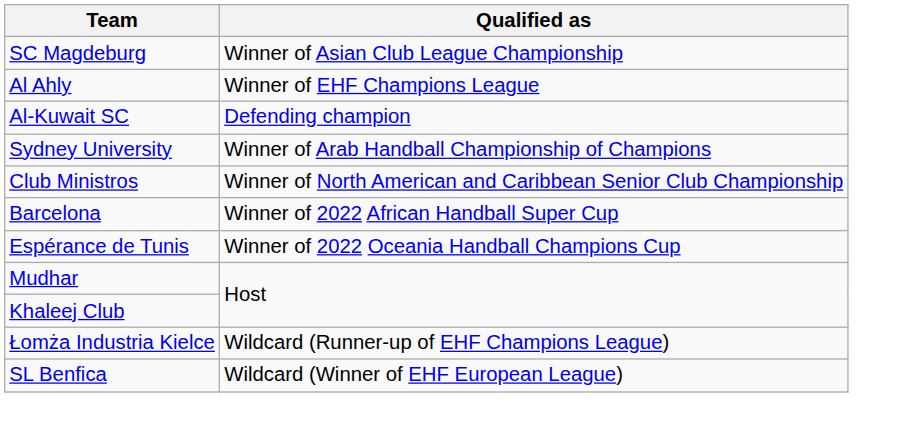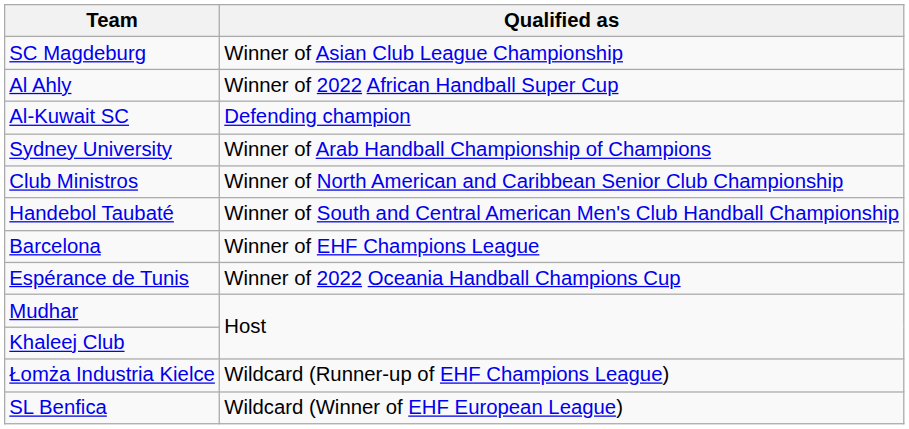(382, 85) Winner of EHF Champions League -> (421, 85) Winner of 2022 African Handball Super Cup
+ row: (92, 213)
(421, 213) Winner of 2022 African Handball Super Cup -> (382, 246) Winner of EHF Champions League
